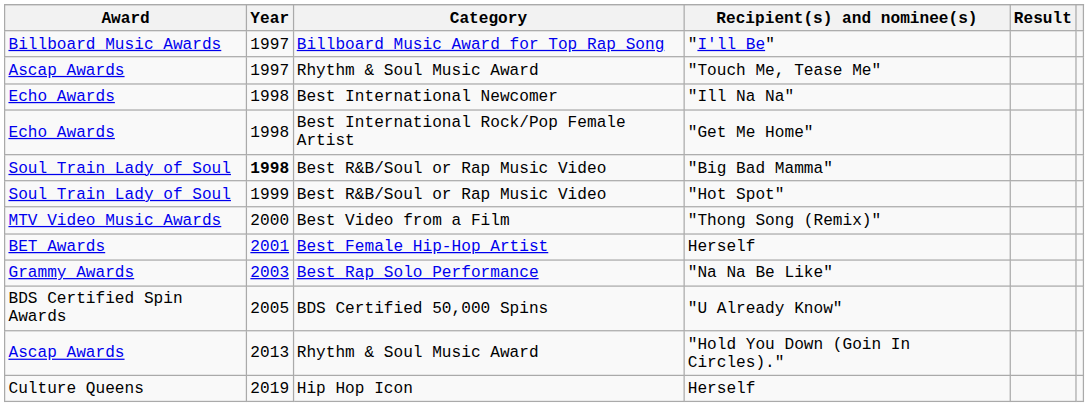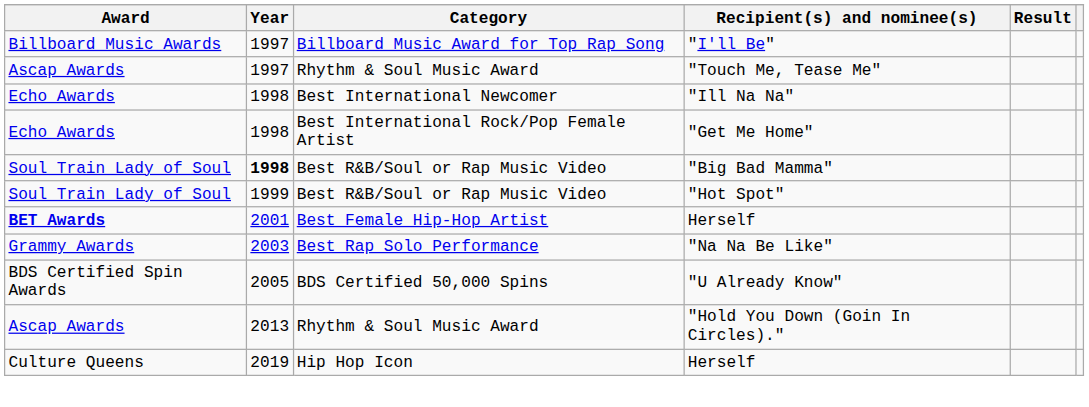- row: (403, 220)
(57, 247) normal -> (57, 220) bold
